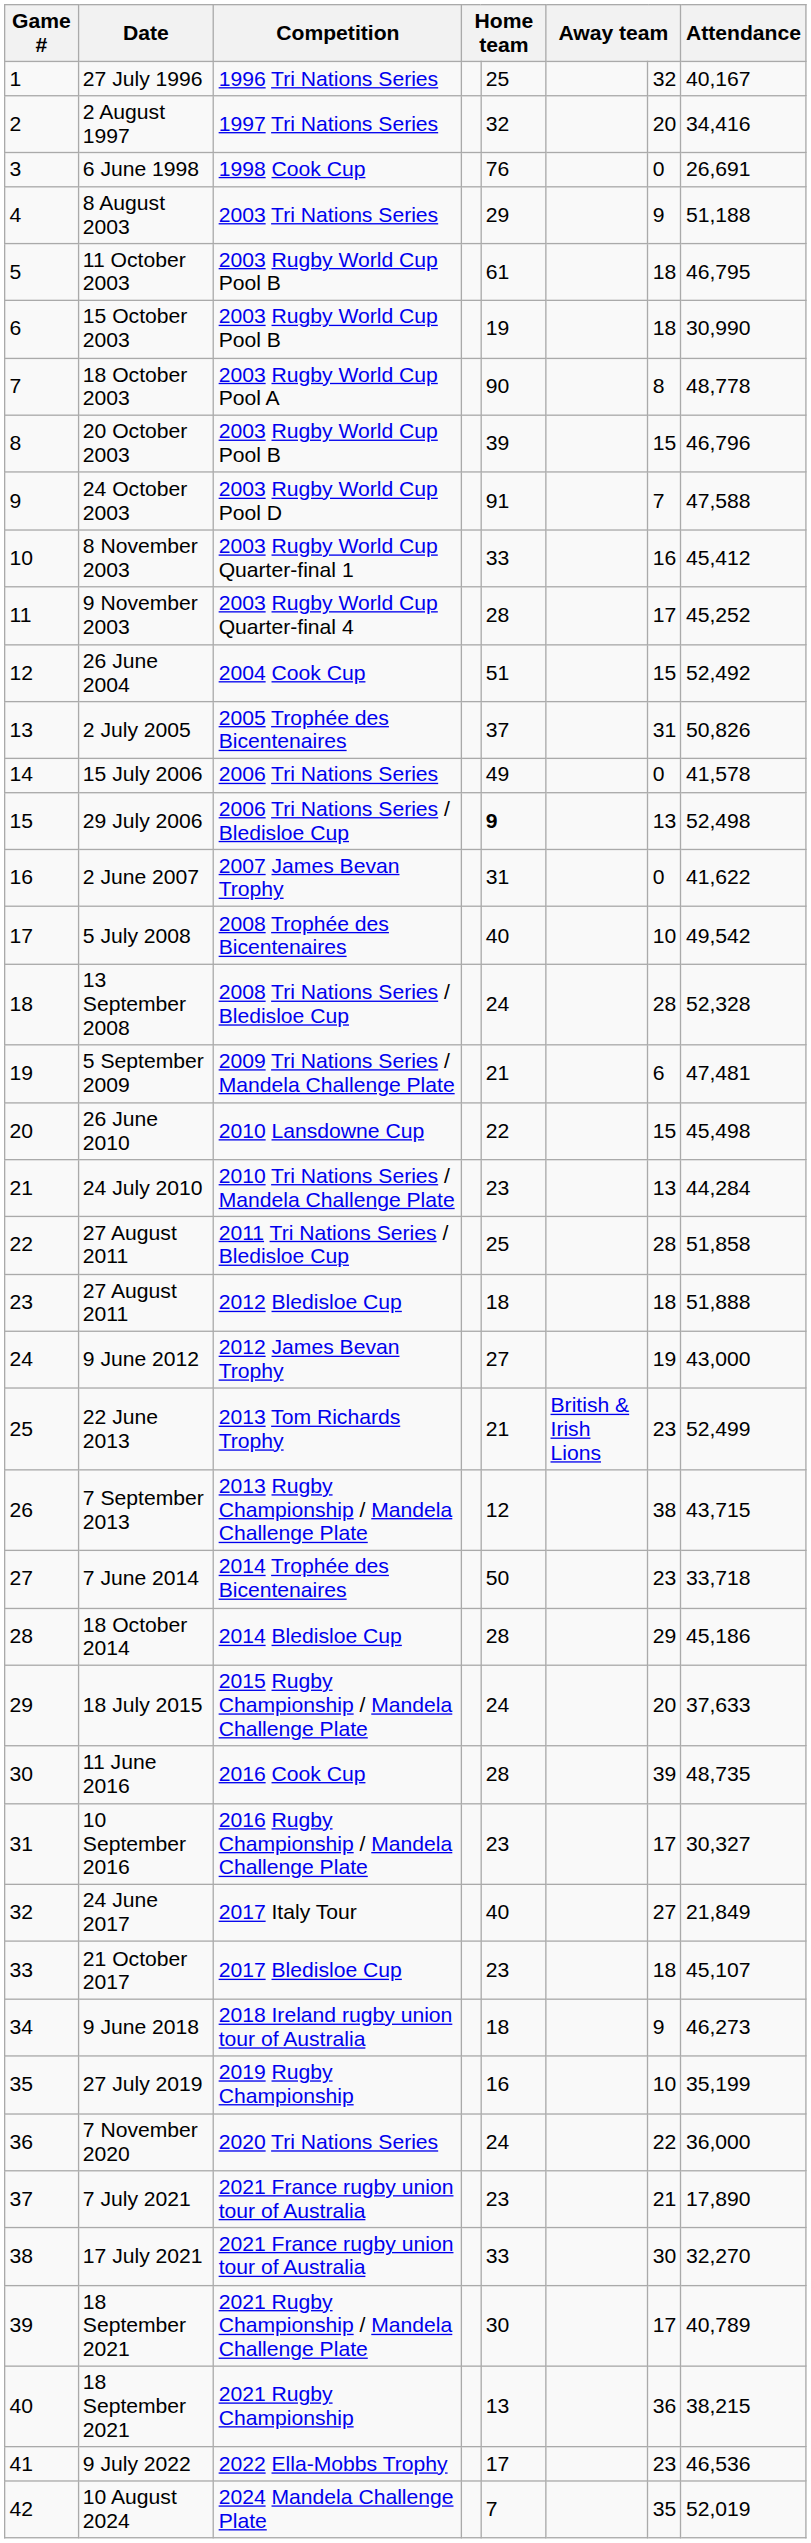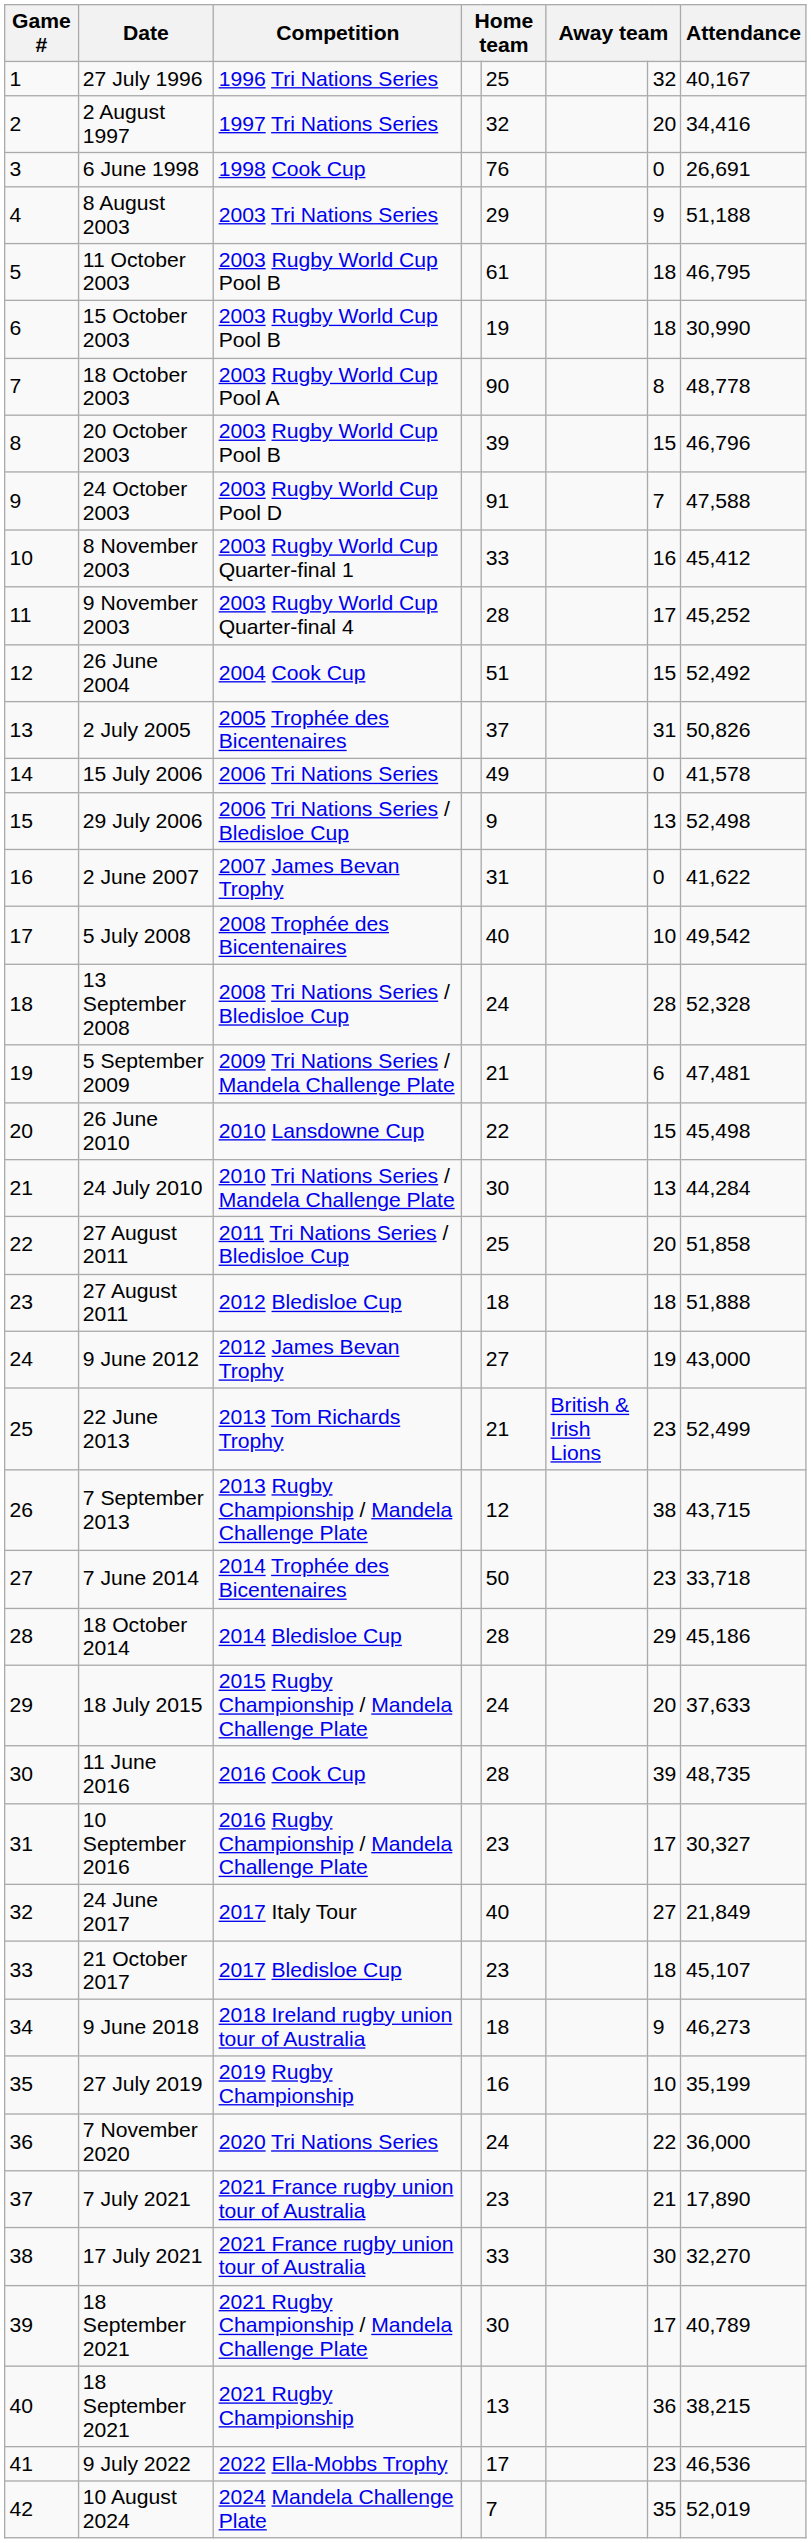(492, 820) bold -> (492, 820) normal
(498, 1187) 23 -> (498, 1187) 30
(664, 1245) 28 -> (664, 1245) 20
